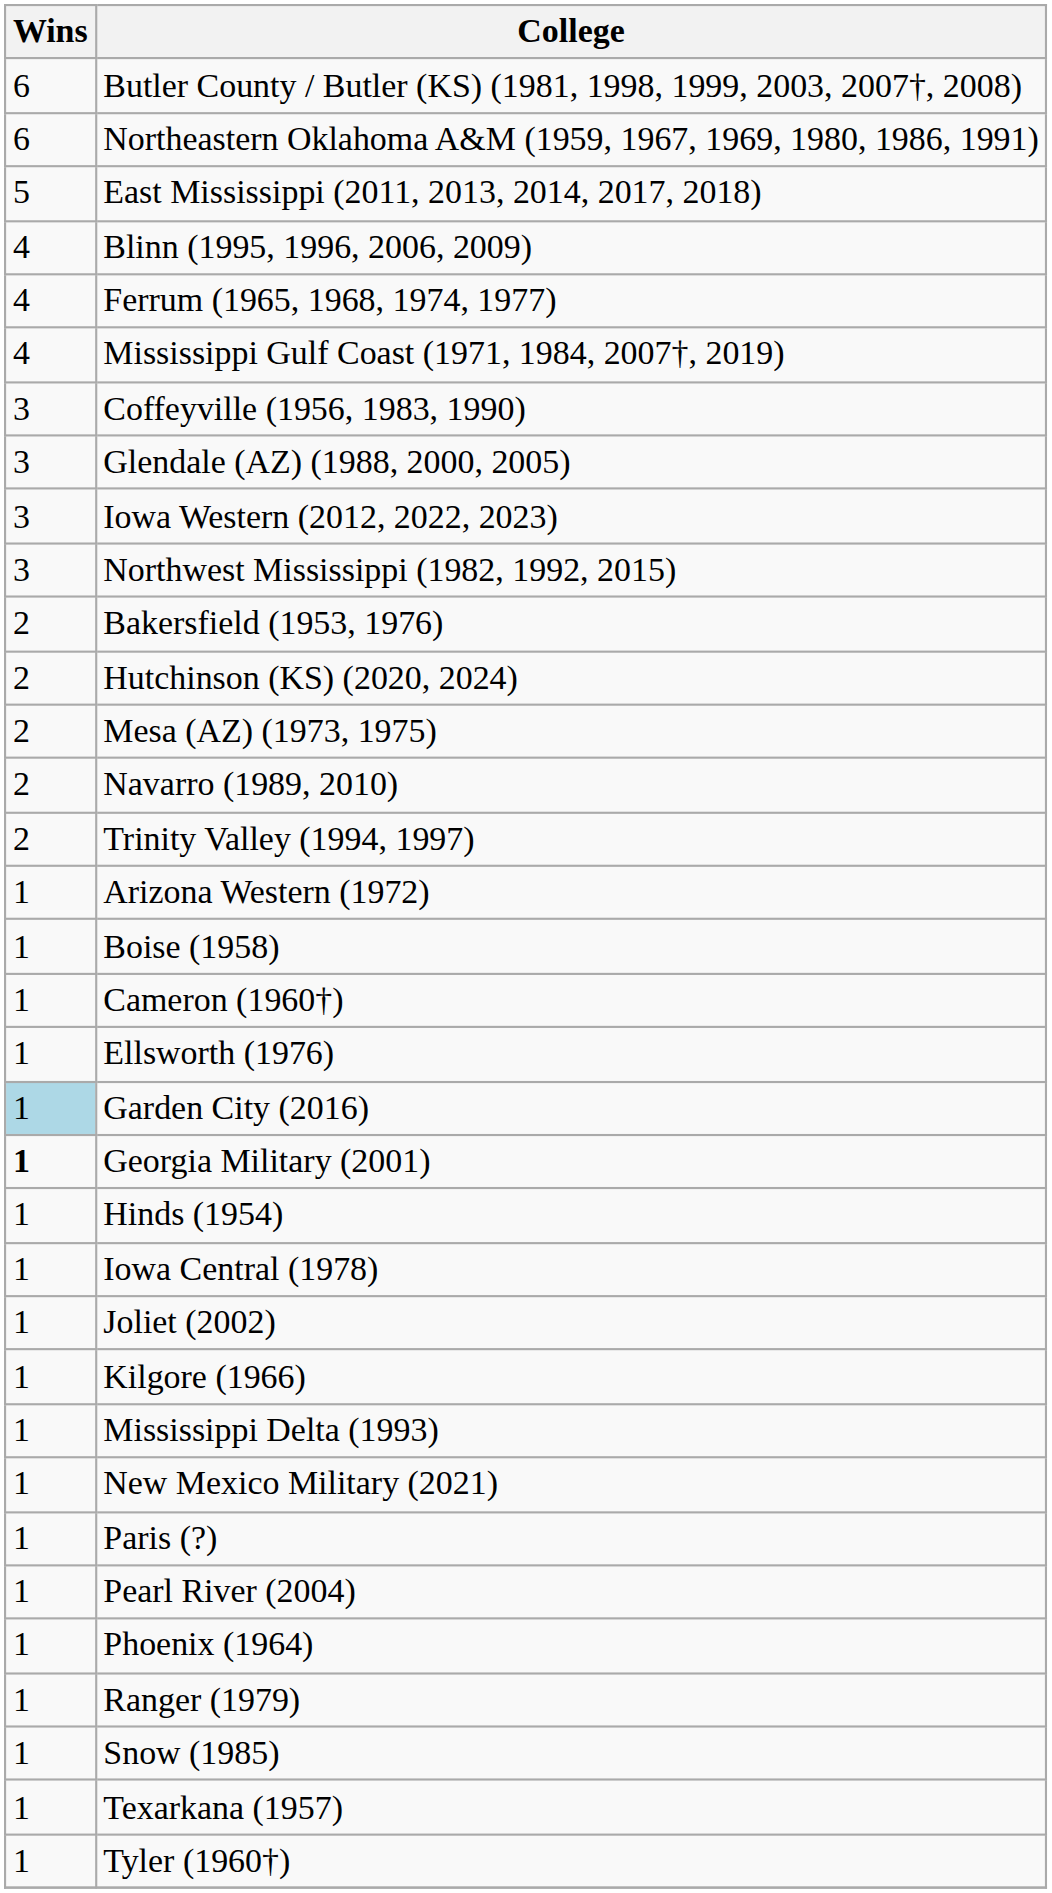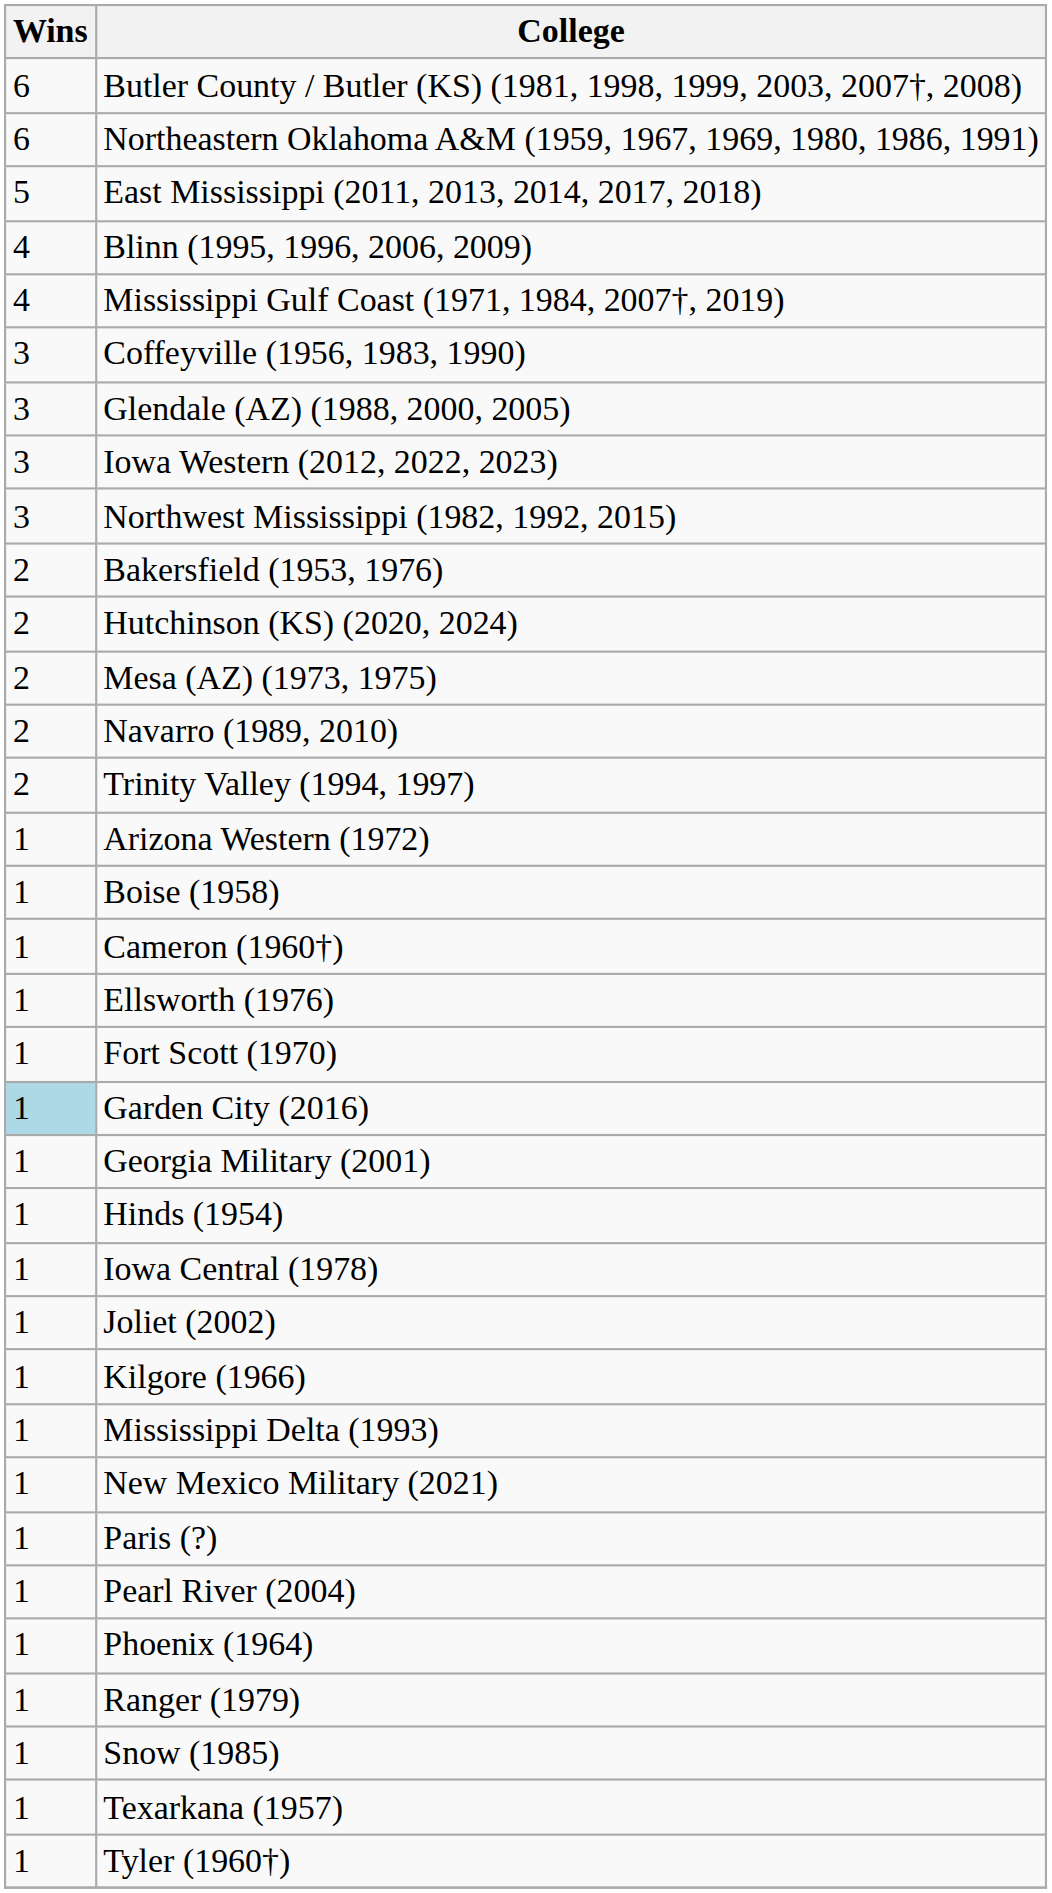- row: (330, 300)
+ row: (220, 1053)
(21, 1161) bold -> (21, 1161) normal
